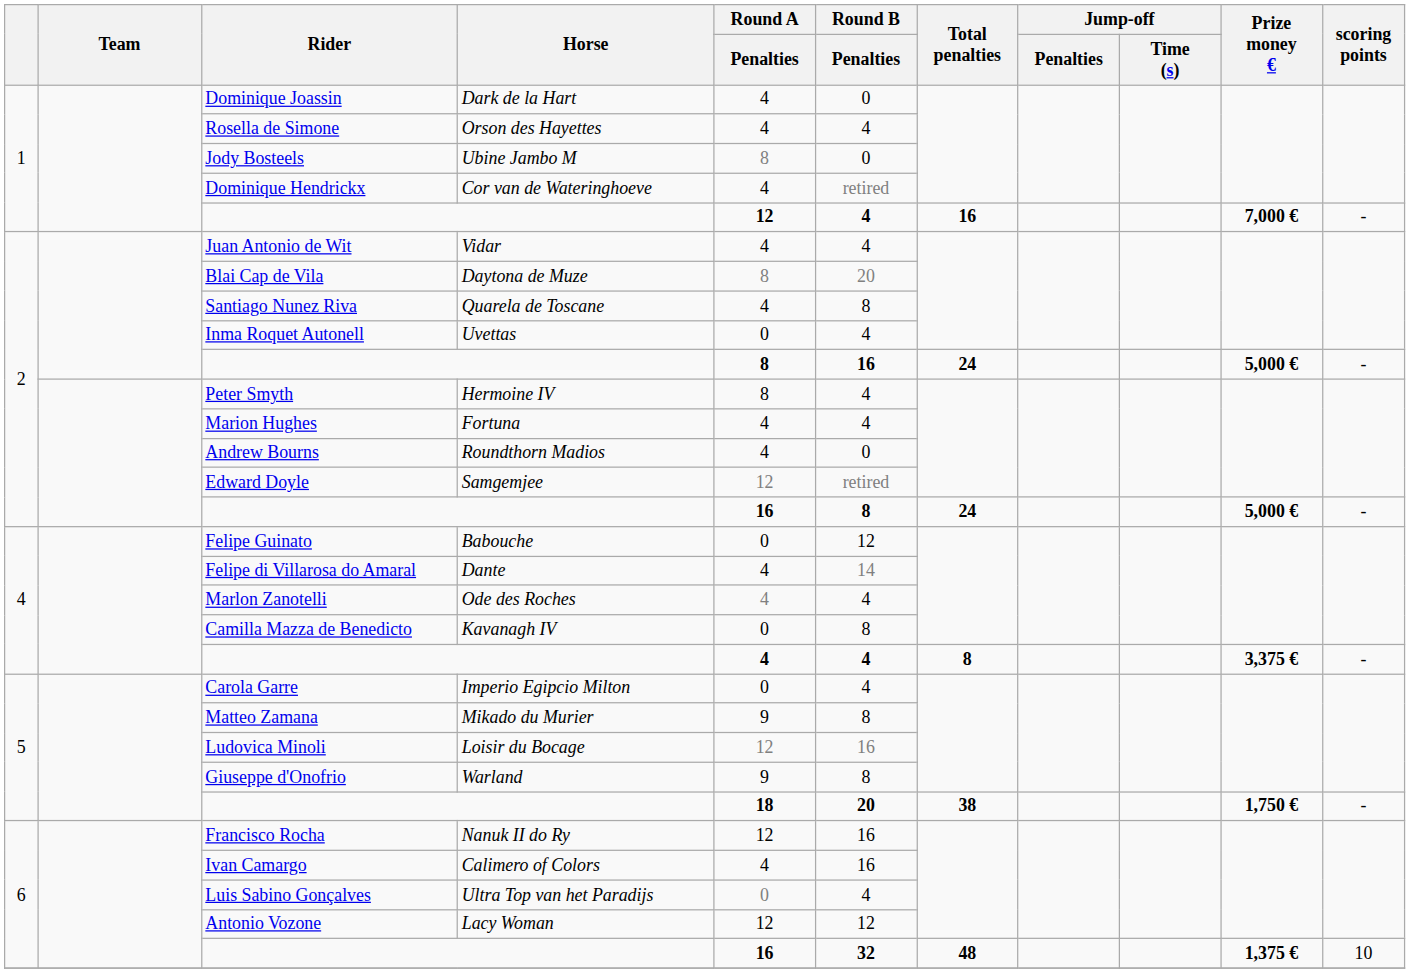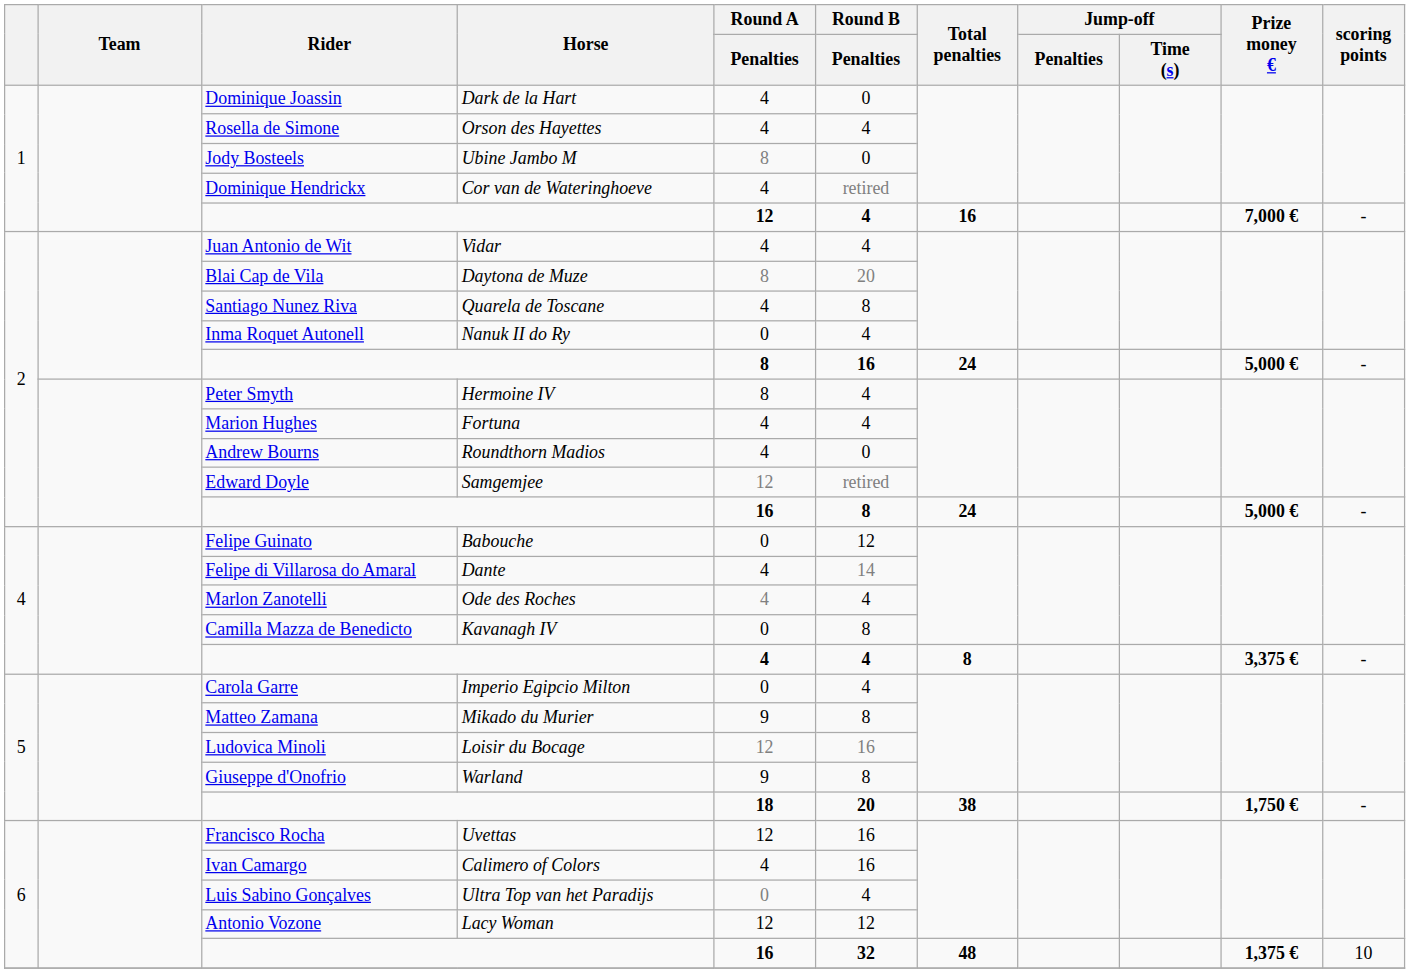(489, 335) Uvettas -> (516, 335) Nanuk II do Ry
(516, 835) Nanuk II do Ry -> (489, 835) Uvettas
